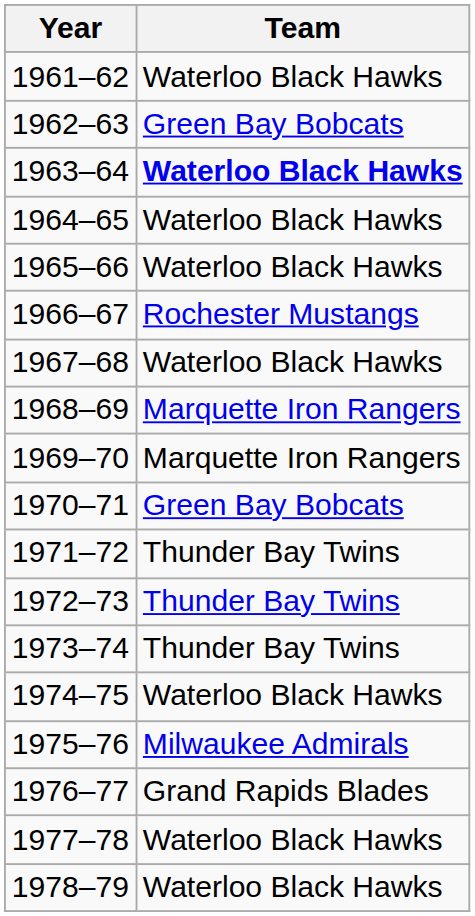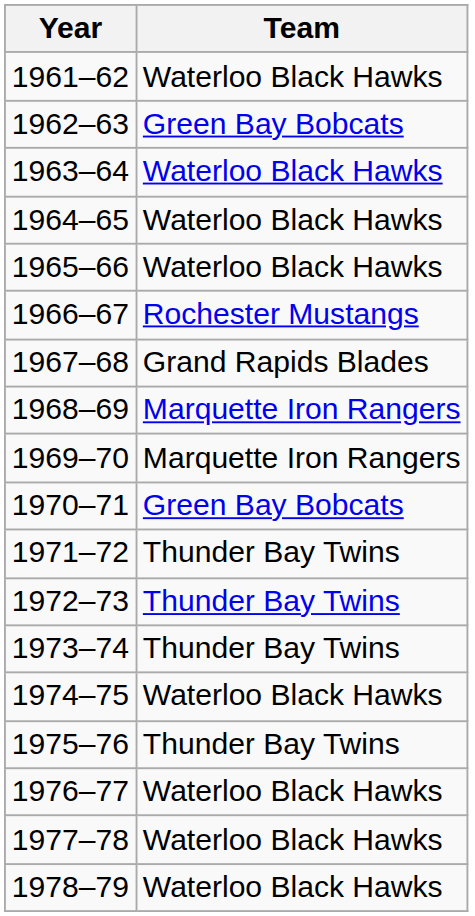(303, 171) bold -> (293, 171) normal
(293, 362) Waterloo Black Hawks -> (286, 362) Grand Rapids Blades
(276, 743) Milwaukee Admirals -> (271, 743) Thunder Bay Twins
(286, 791) Grand Rapids Blades -> (293, 791) Waterloo Black Hawks
